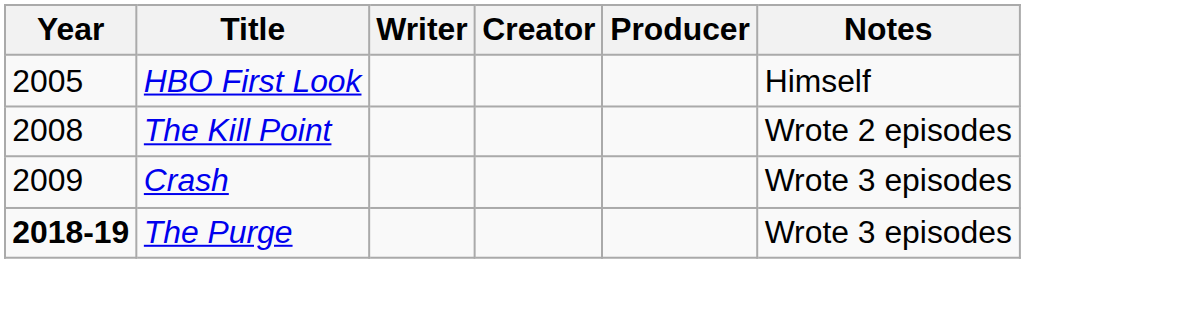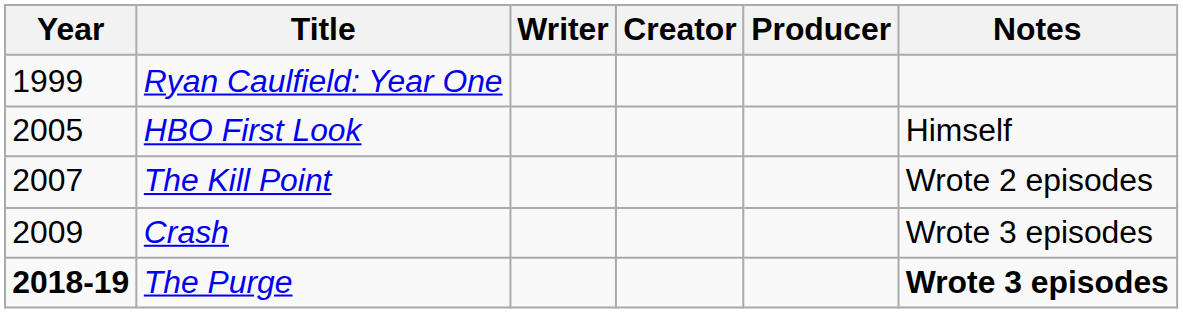+ row: (323, 80)
(48, 130) 2008 -> (48, 181) 2007
(888, 231) normal -> (1037, 282) bold
